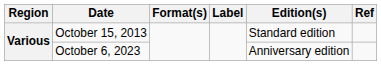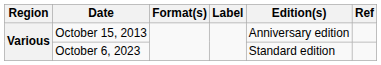(292, 32) Standard edition -> (299, 32) Anniversary edition
(299, 51) Anniversary edition -> (292, 51) Standard edition
